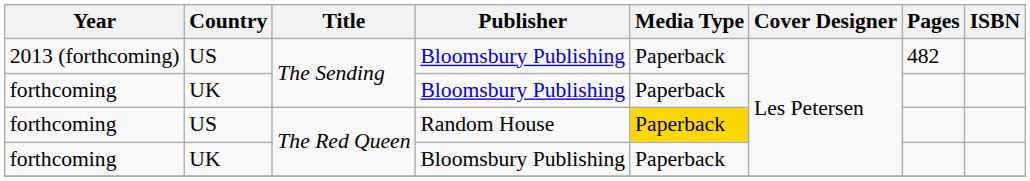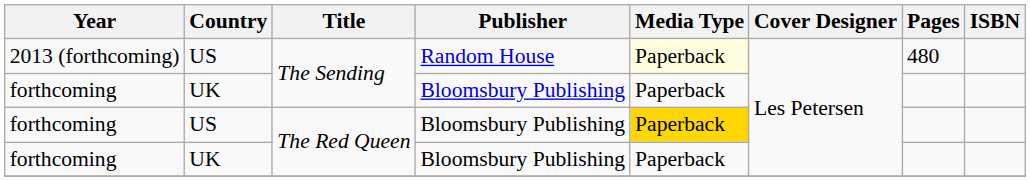(523, 55) Bloomsbury Publishing -> (487, 55) Random House
(680, 55) no background -> (680, 55) lightyellow background
(923, 55) 482 -> (923, 55) 480
(487, 124) Random House -> (523, 124) Bloomsbury Publishing
